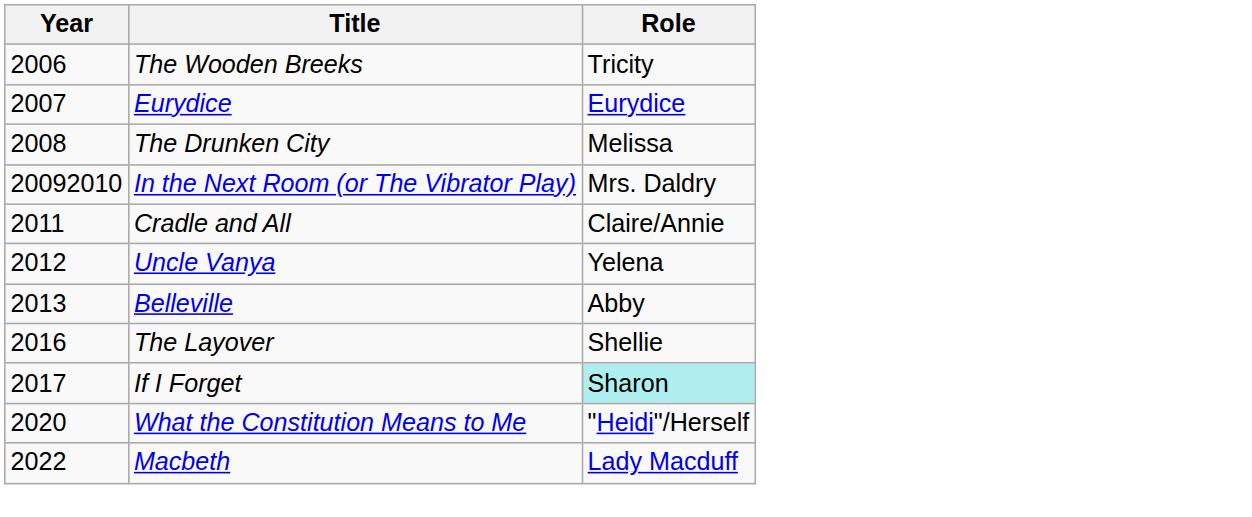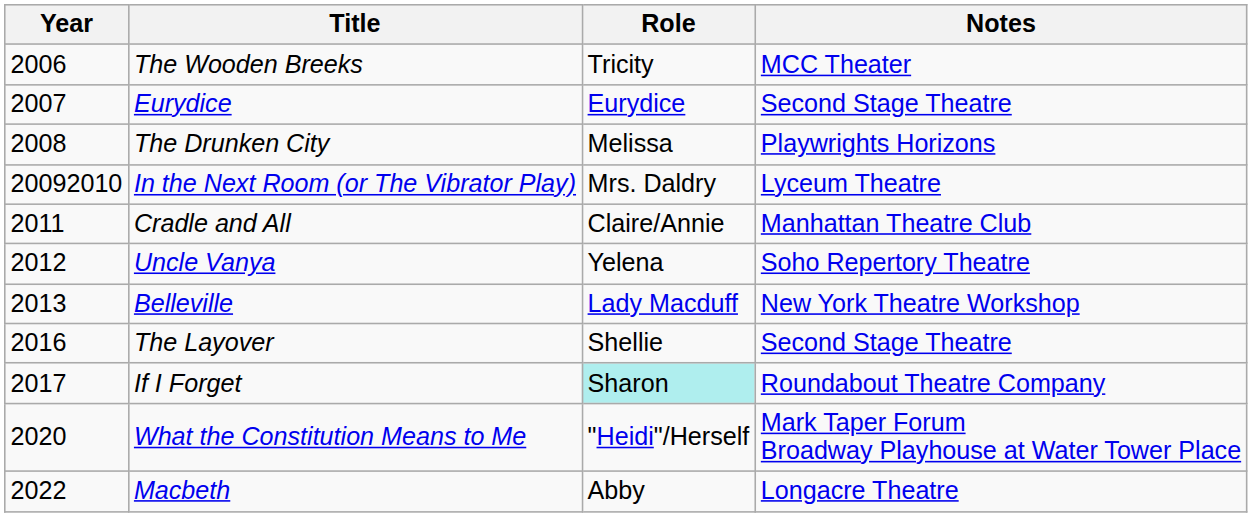+ column: (1001, 24)
(616, 303) Abby -> (663, 303) Lady Macduff
(663, 462) Lady Macduff -> (616, 490) Abby
